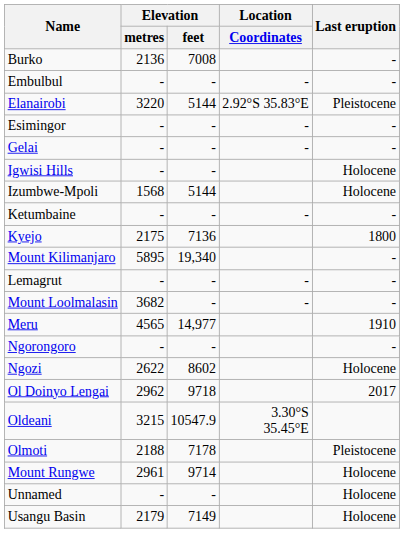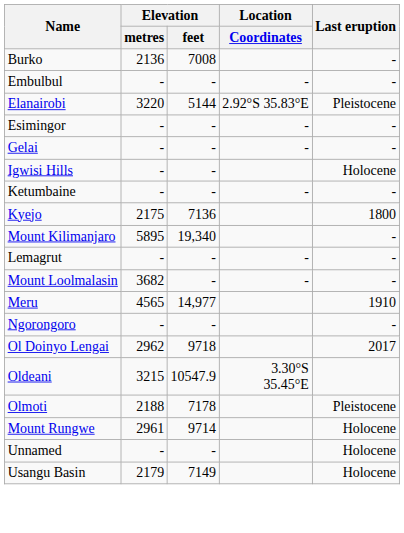- row: (53, 192)
- row: (25, 368)
